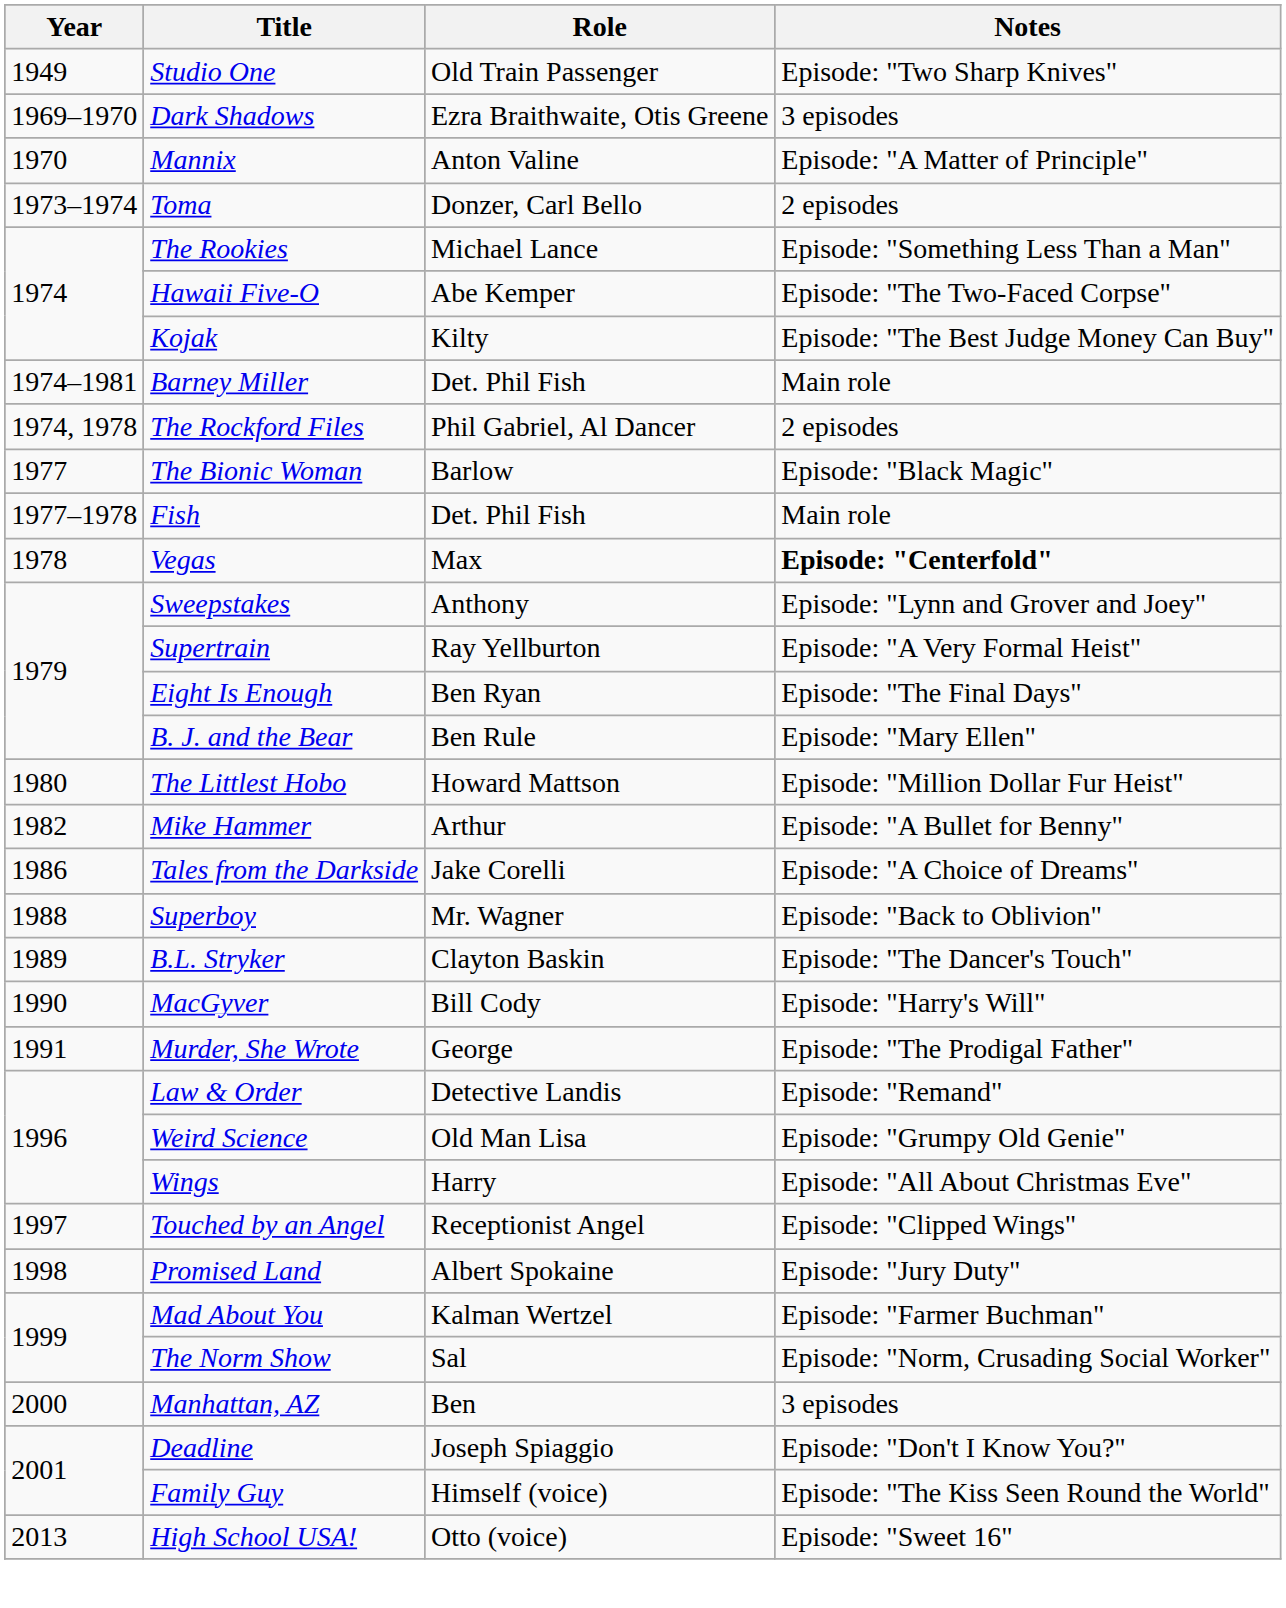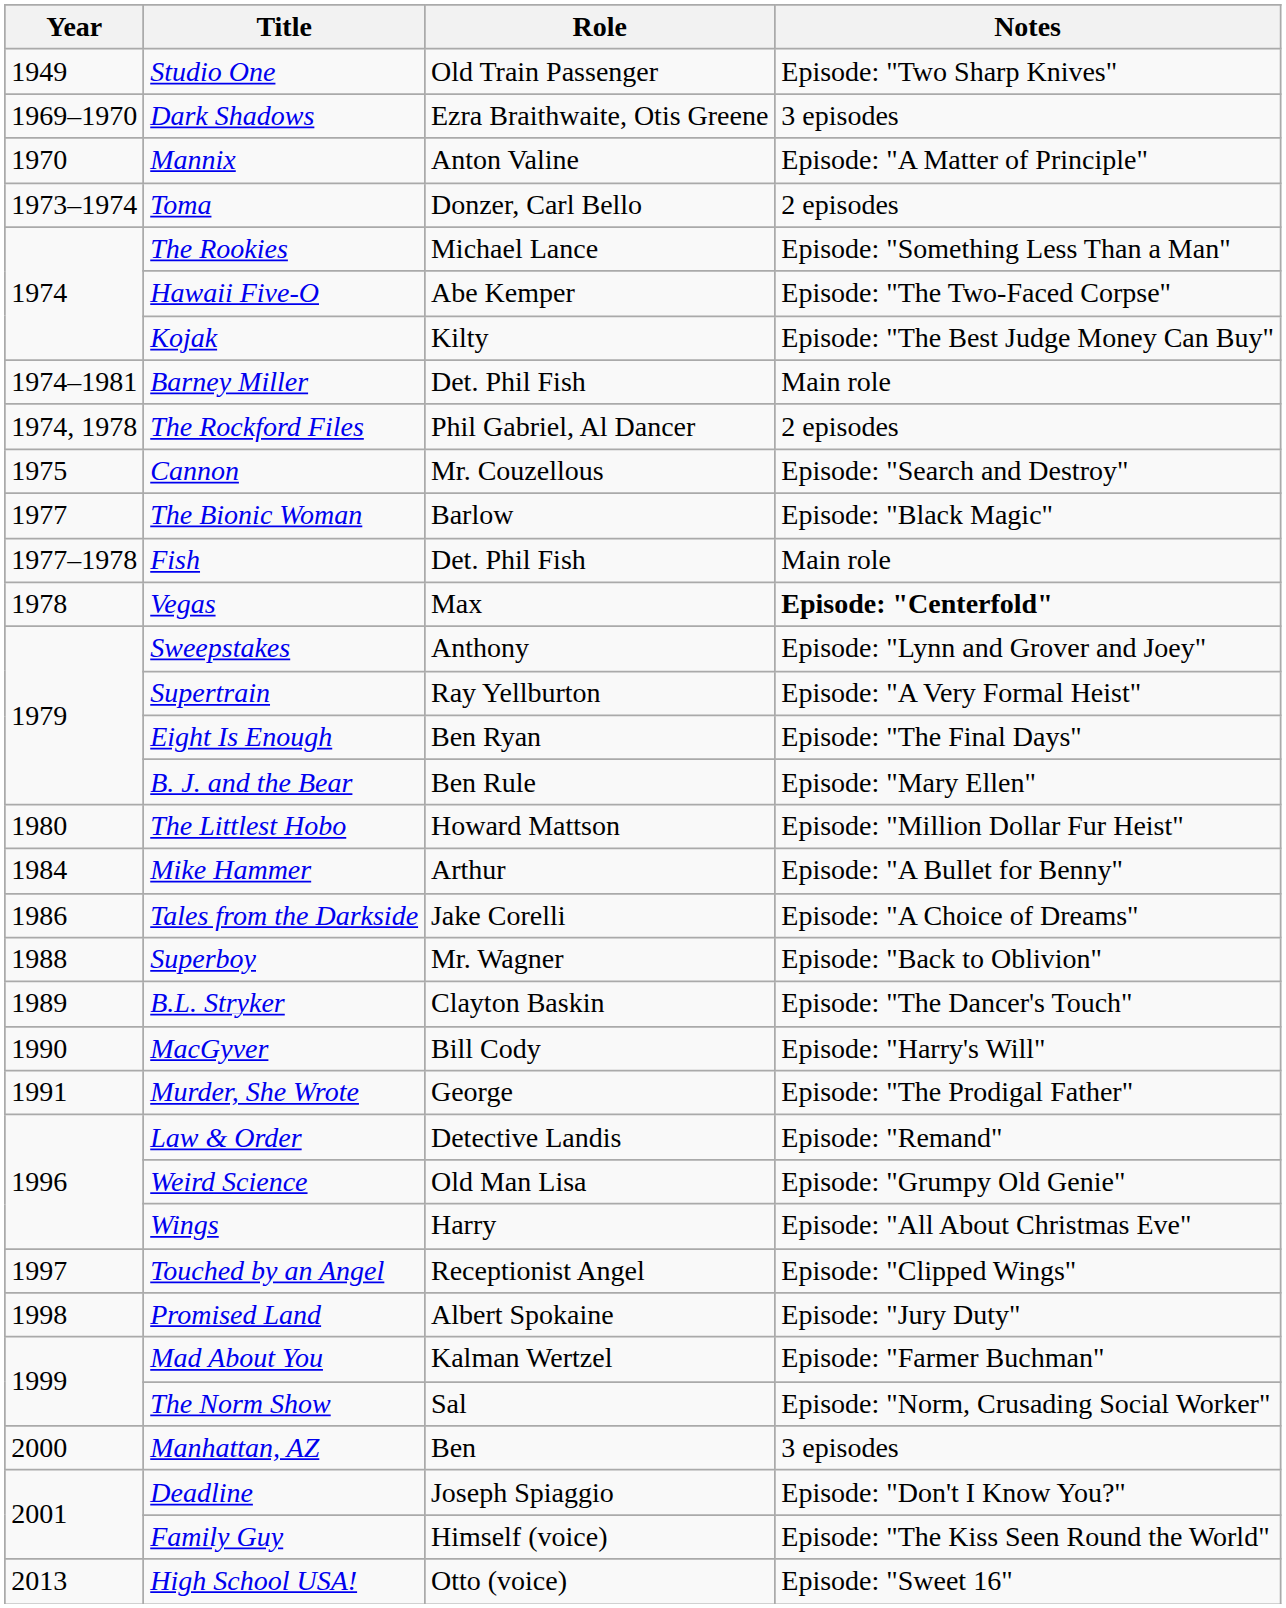+ row: (195, 470)
(39, 826) 1982 -> (39, 870) 1984
